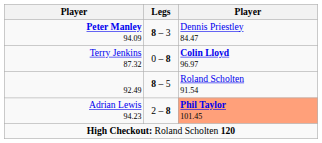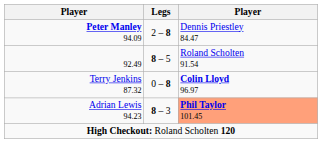(161, 32) 8 – 3 -> (161, 32) 2 – 8
rows swapped: (116, 58) <-> (133, 90)
(161, 110) 2 – 8 -> (161, 110) 8 – 3
